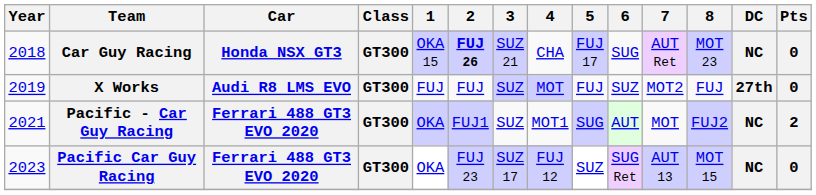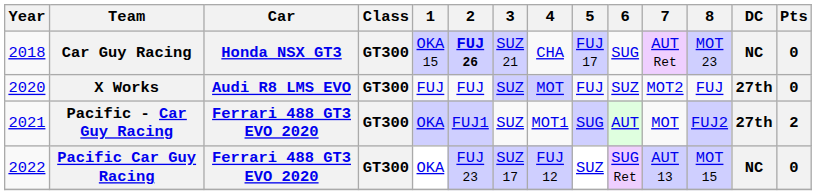(27, 88) 2019 -> (27, 88) 2020
(754, 123) NC -> (754, 123) 27th
(27, 167) 2023 -> (27, 167) 2022
